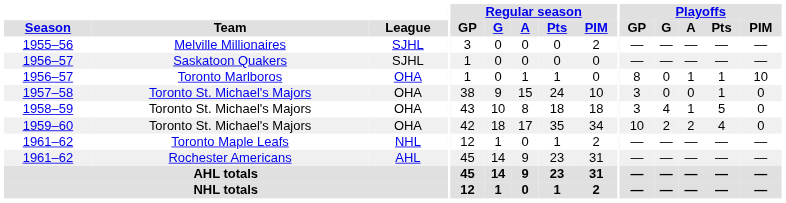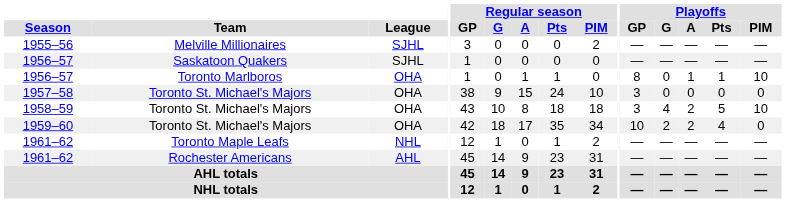(722, 93) 1 -> (722, 93) 0
(691, 109) 1 -> (691, 109) 2
(761, 109) 0 -> (761, 109) 10
